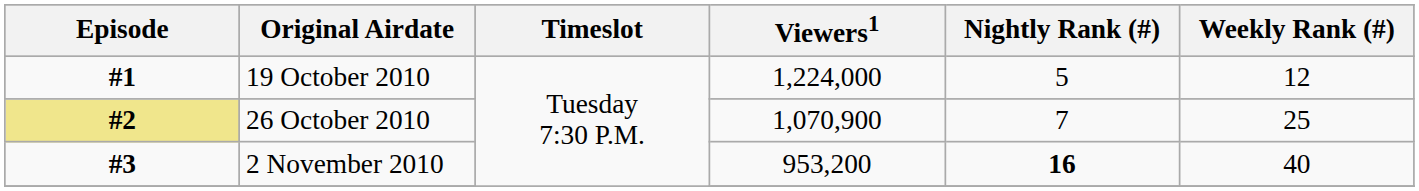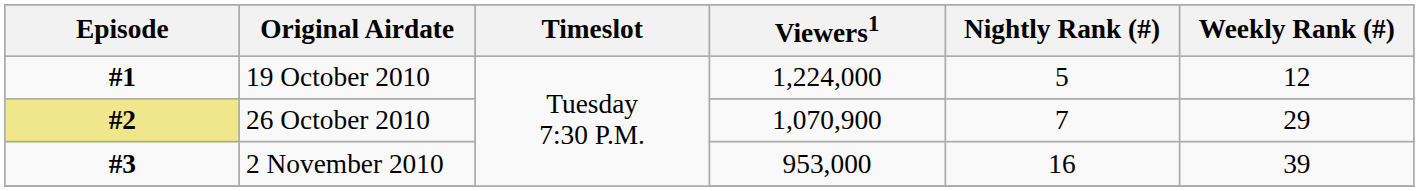(1297, 120) 25 -> (1297, 120) 29
(827, 163) 953,200 -> (827, 163) 953,000
(1062, 163) bold -> (1062, 163) normal
(1297, 163) 40 -> (1297, 163) 39
